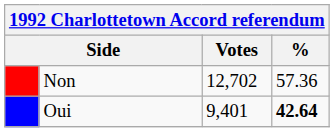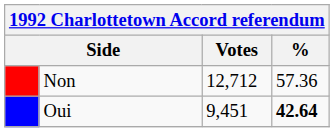(232, 81) 12,702 -> (232, 81) 12,712
(227, 111) 9,401 -> (227, 111) 9,451
